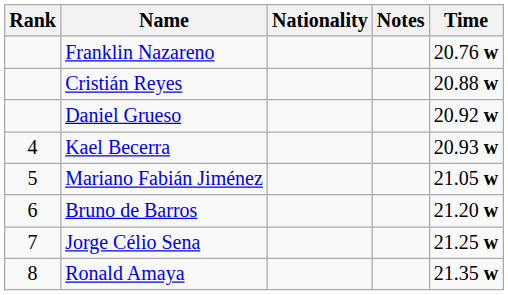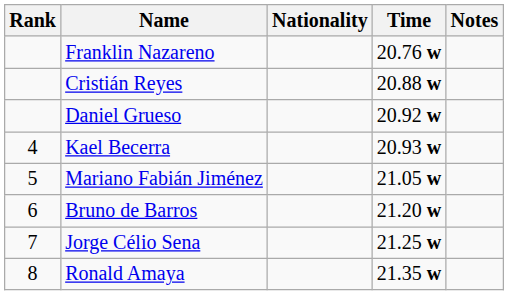columns swapped: (466, 20) <-> (401, 20)
